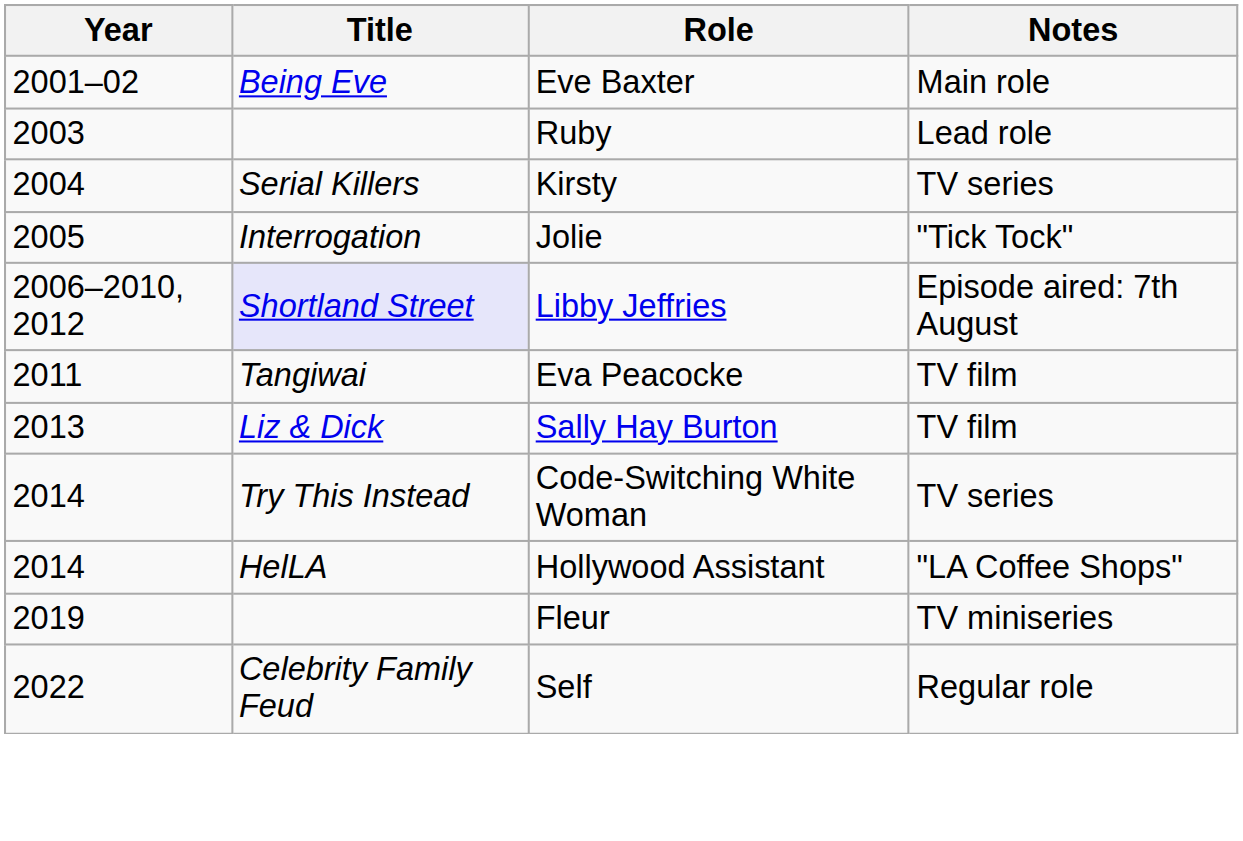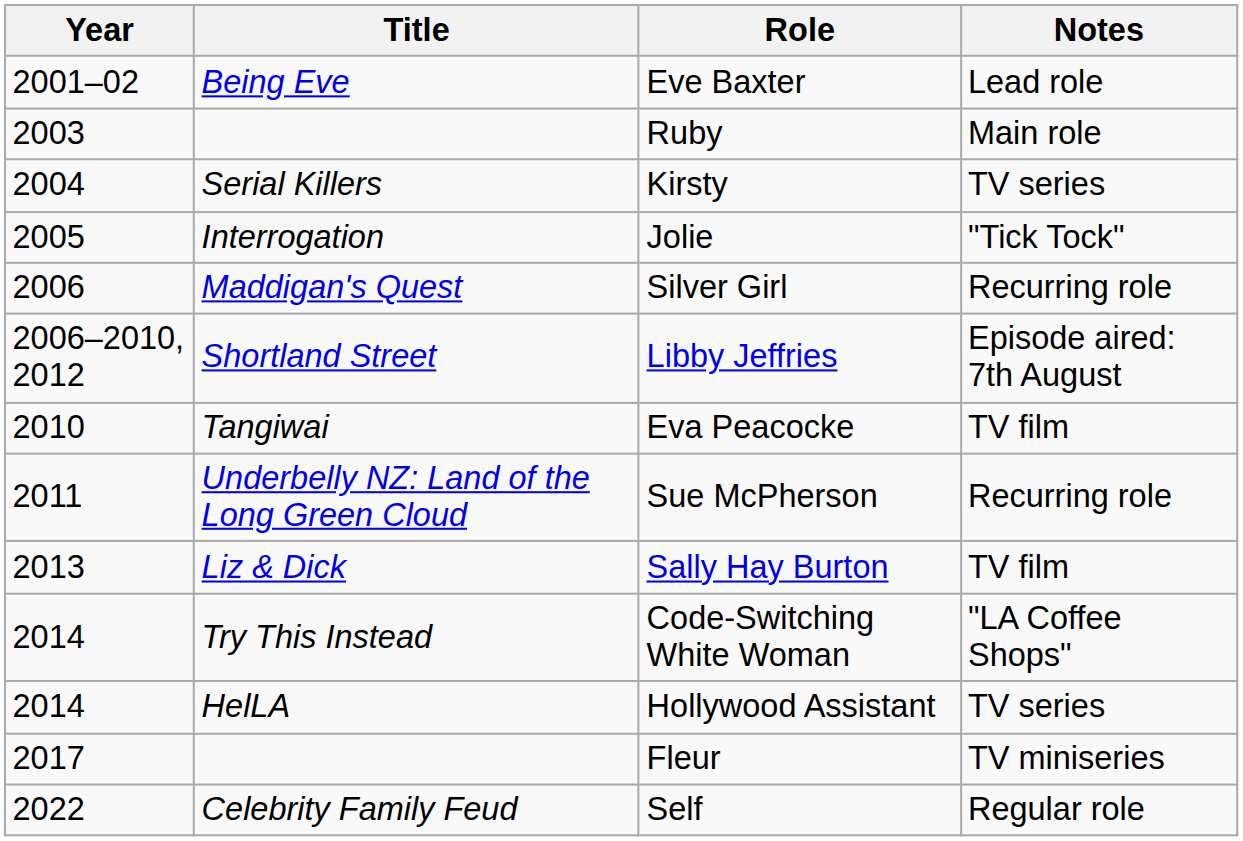(983, 81) Main role -> (1036, 81) Lead role
(984, 133) Lead role -> (1035, 133) Main role
+ row: (717, 287)
(356, 306) lavender background -> (319, 357) no background
(47, 375) 2011 -> (49, 427) 2010
+ row: (762, 497)
(985, 497) TV series -> (1045, 636) "LA Coffee Shops"
(1050, 566) "LA Coffee Shops" -> (1037, 706) TV series
(49, 618) 2019 -> (49, 758) 2017
